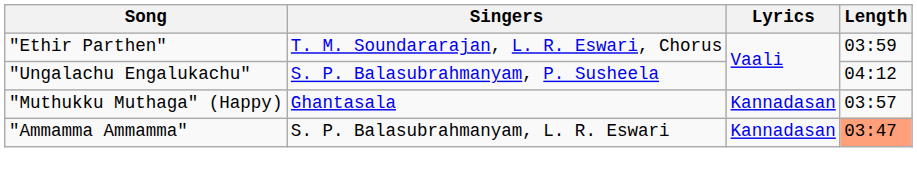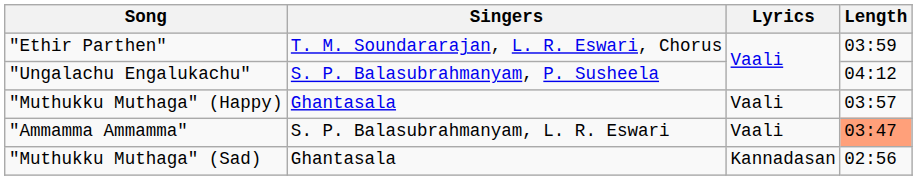(783, 104) Kannadasan -> (757, 104) Vaali
(783, 132) Kannadasan -> (757, 132) Vaali
+ row: (135, 161)
